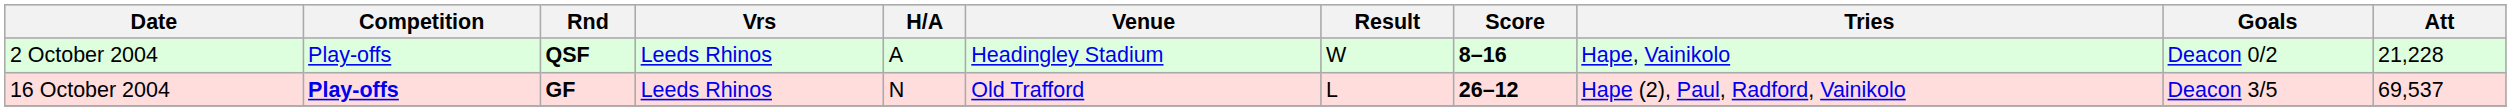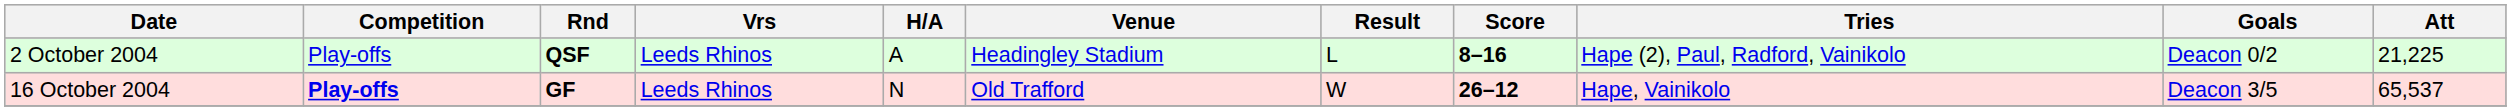(1336, 55) W -> (1332, 55) L
(1656, 55) Hape, Vainikolo -> (1744, 55) Hape (2), Paul, Radford, Vainikolo
(2411, 55) 21,228 -> (2411, 55) 21,225
(1332, 89) L -> (1336, 89) W
(1744, 89) Hape (2), Paul, Radford, Vainikolo -> (1656, 89) Hape, Vainikolo
(2411, 89) 69,537 -> (2411, 89) 65,537
